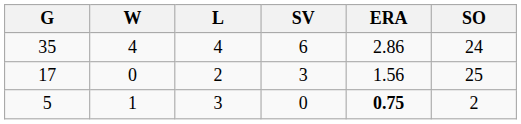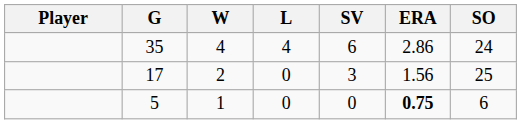+ column: (63, 18)
(133, 75) 0 -> (220, 75) 2
(218, 75) 2 -> (286, 75) 0
(218, 103) 3 -> (286, 103) 0
(474, 103) 2 -> (484, 103) 6
